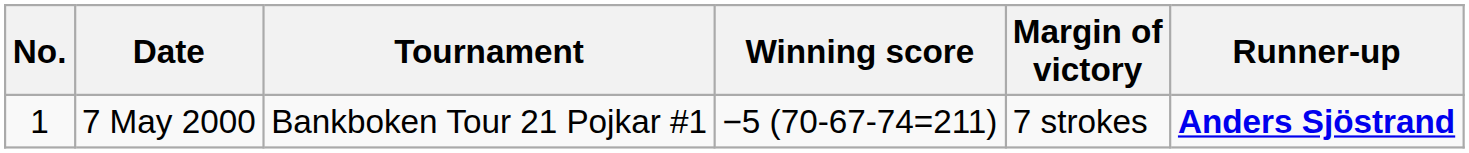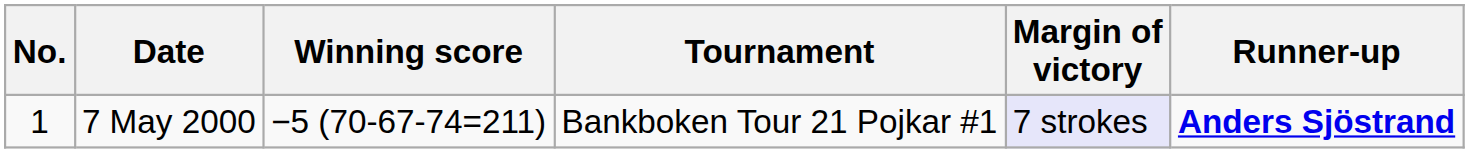columns swapped: (489, 50) <-> (860, 50)
(1080, 122) no background -> (1080, 122) lavender background
